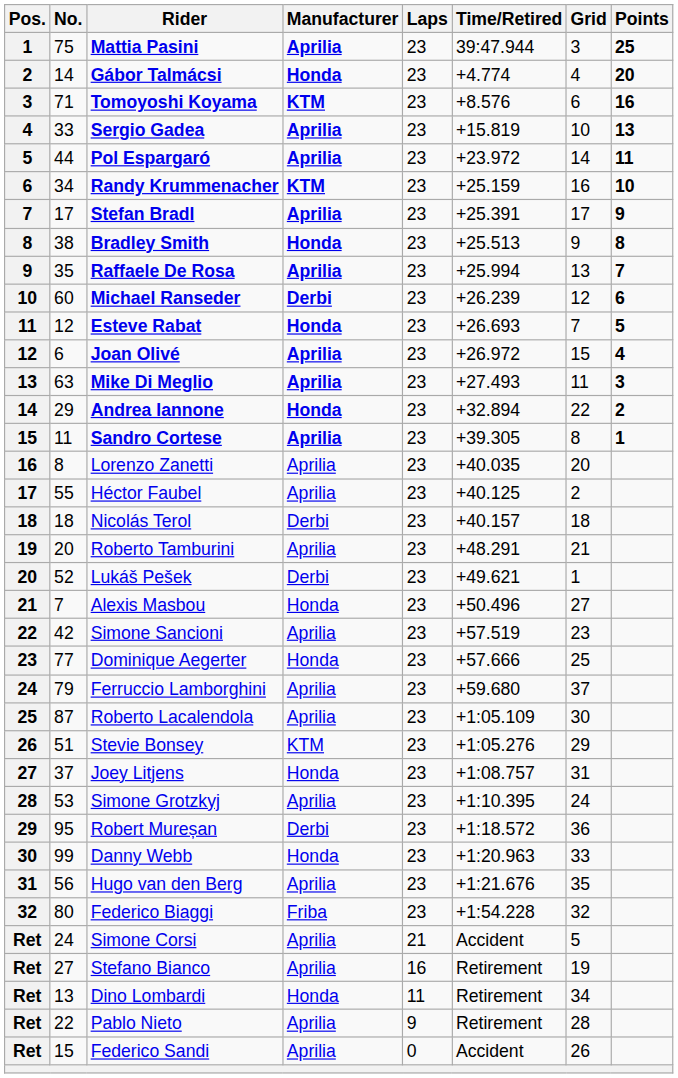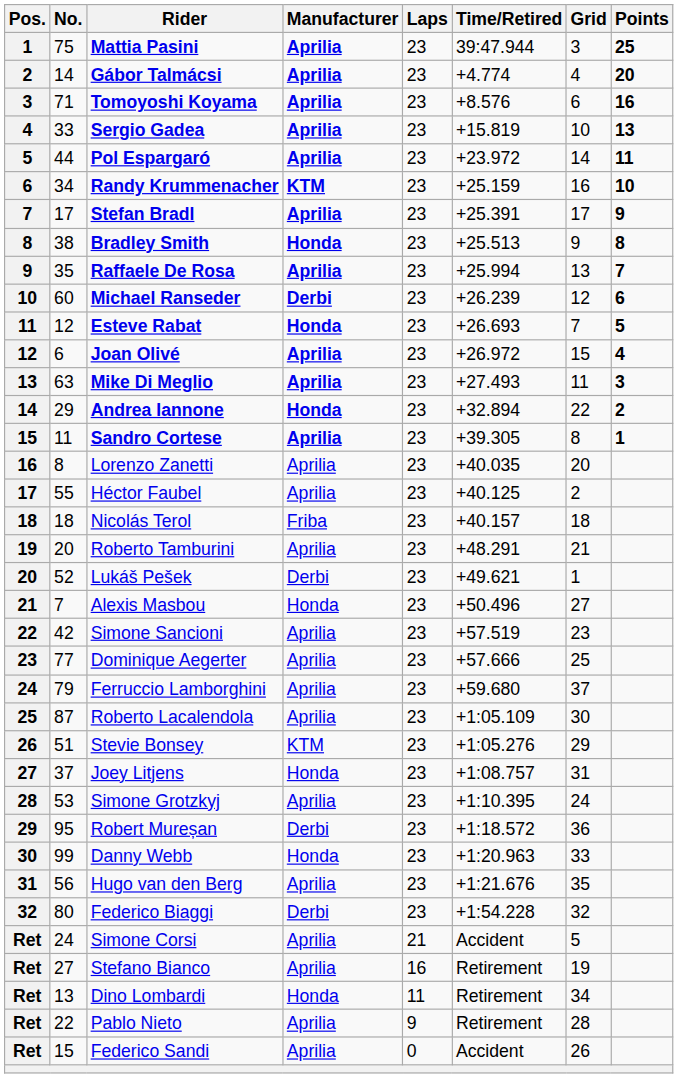(314, 75) Honda -> (314, 75) Aprilia
(306, 102) KTM -> (314, 102) Aprilia
(308, 521) Derbi -> (307, 521) Friba
(313, 661) Honda -> (311, 661) Aprilia
(307, 912) Friba -> (308, 912) Derbi
